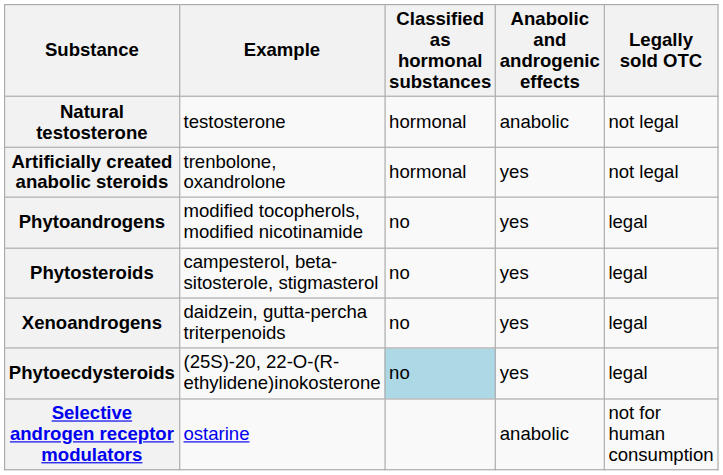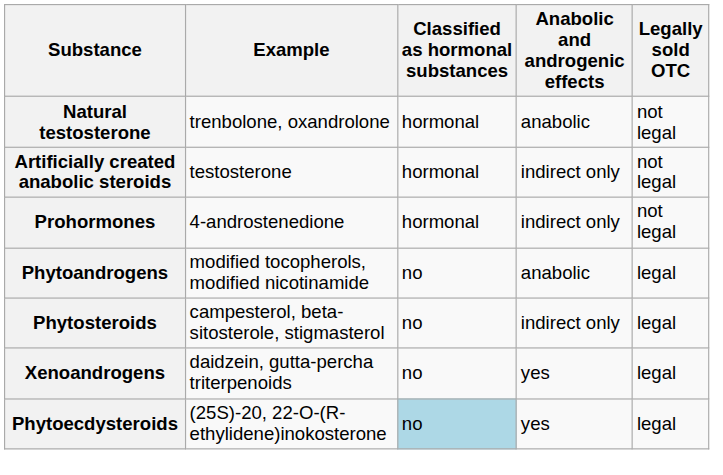(235, 121) testosterone -> (290, 121) trenbolone, oxandrolone
(235, 172) trenbolone, oxandrolone -> (241, 172) testosterone
(514, 172) yes -> (570, 172) indirect only
+ row: (95, 222)
(514, 222) yes -> (555, 272) anabolic
(514, 272) yes -> (570, 322) indirect only
- row: (92, 434)
